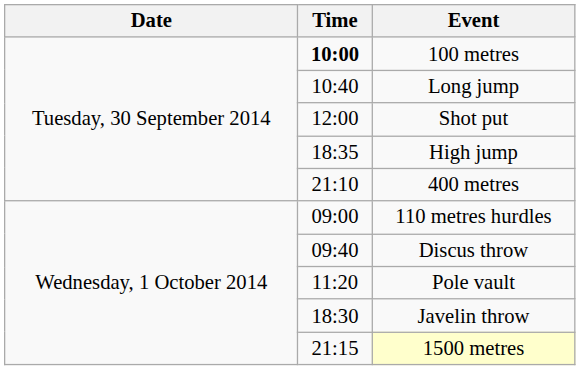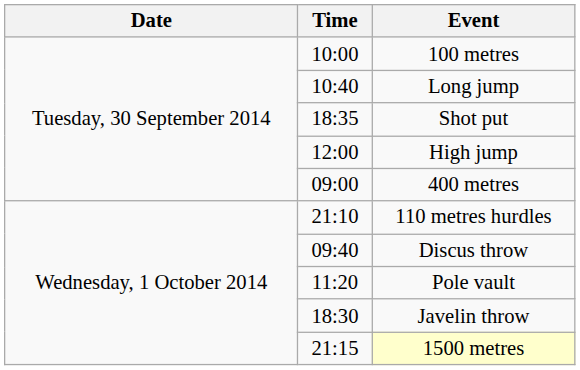(335, 53) bold -> (335, 53) normal
(335, 119) 12:00 -> (335, 119) 18:35
(335, 151) 18:35 -> (335, 151) 12:00
(335, 184) 21:10 -> (335, 184) 09:00
(335, 217) 09:00 -> (335, 217) 21:10
